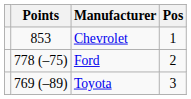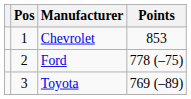columns swapped: (173, 15) <-> (41, 15)
